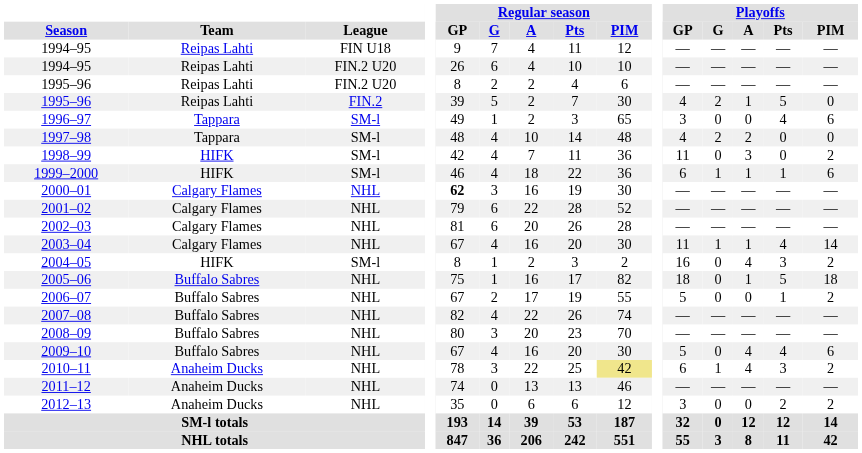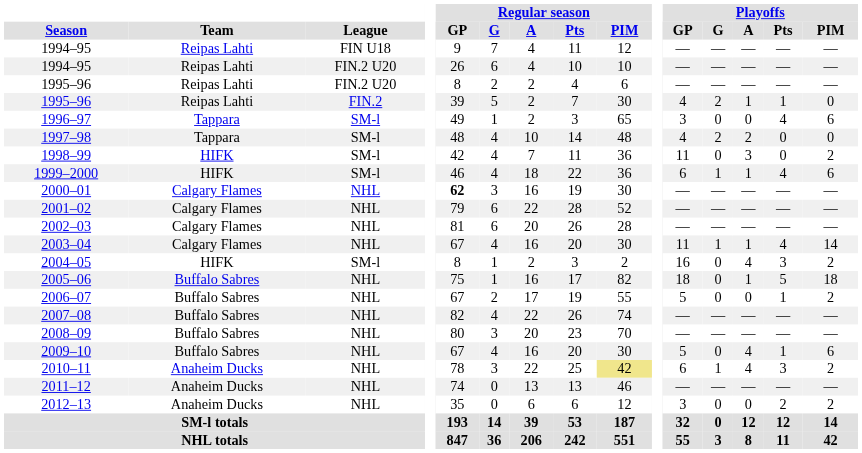(783, 101) 5 -> (783, 101) 1
(783, 173) 1 -> (783, 173) 4
(783, 351) 4 -> (783, 351) 1
